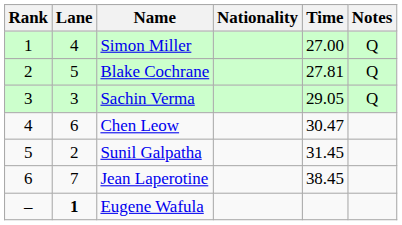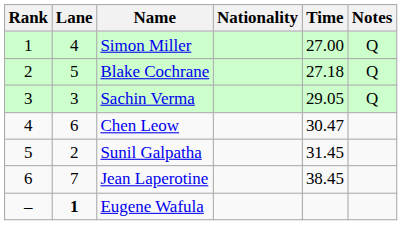(325, 71) 27.81 -> (325, 71) 27.18
